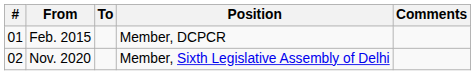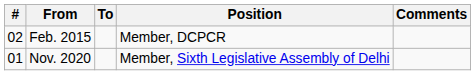(15, 37) 01 -> (15, 37) 02
(15, 59) 02 -> (15, 59) 01
